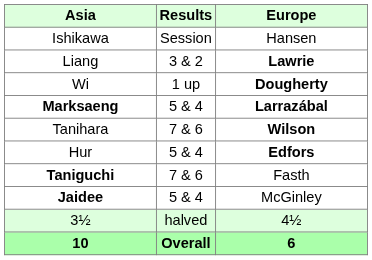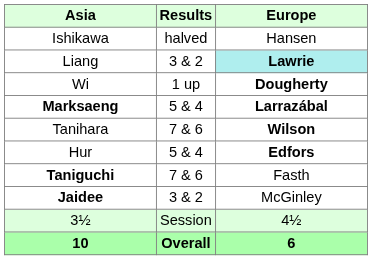(186, 38) Session -> (186, 38) halved
(291, 61) no background -> (291, 61) paleturquoise background
(186, 197) 5 & 4 -> (186, 197) 3 & 2
(186, 220) halved -> (186, 220) Session
